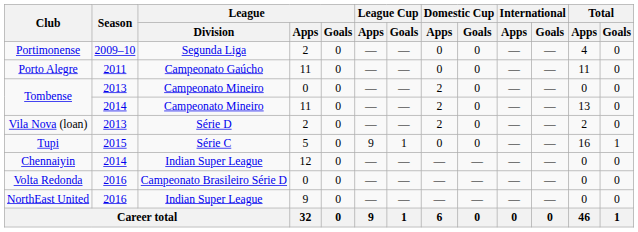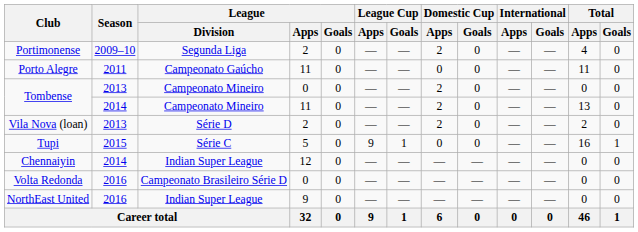(439, 50) 0 -> (439, 50) 2
